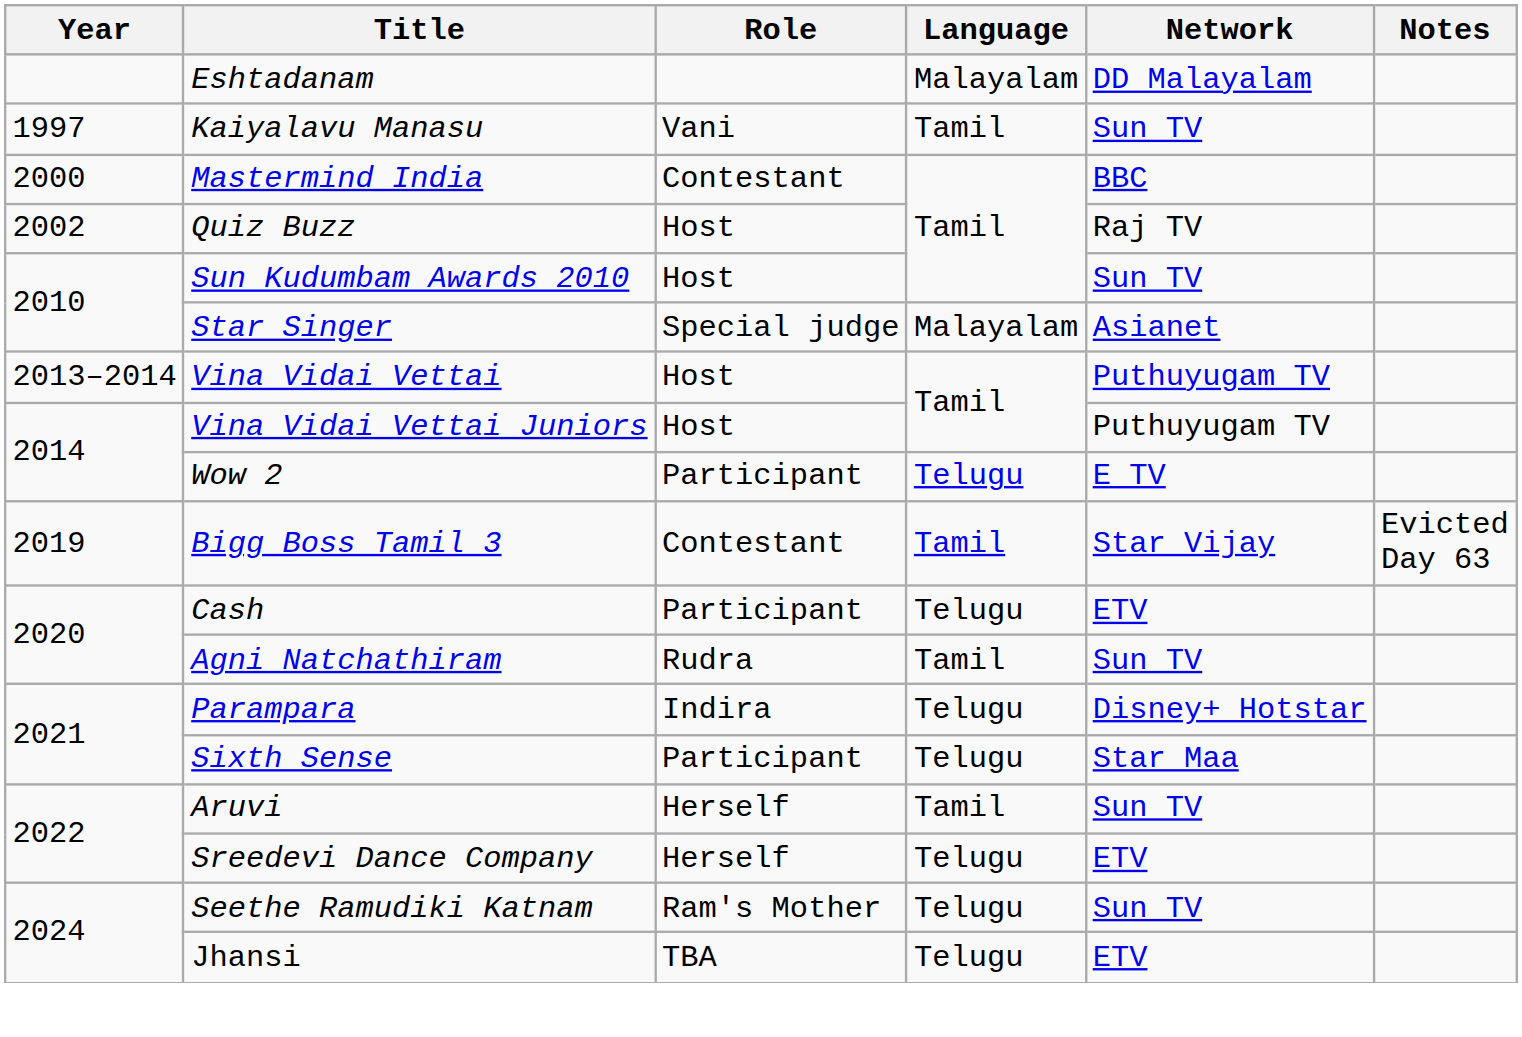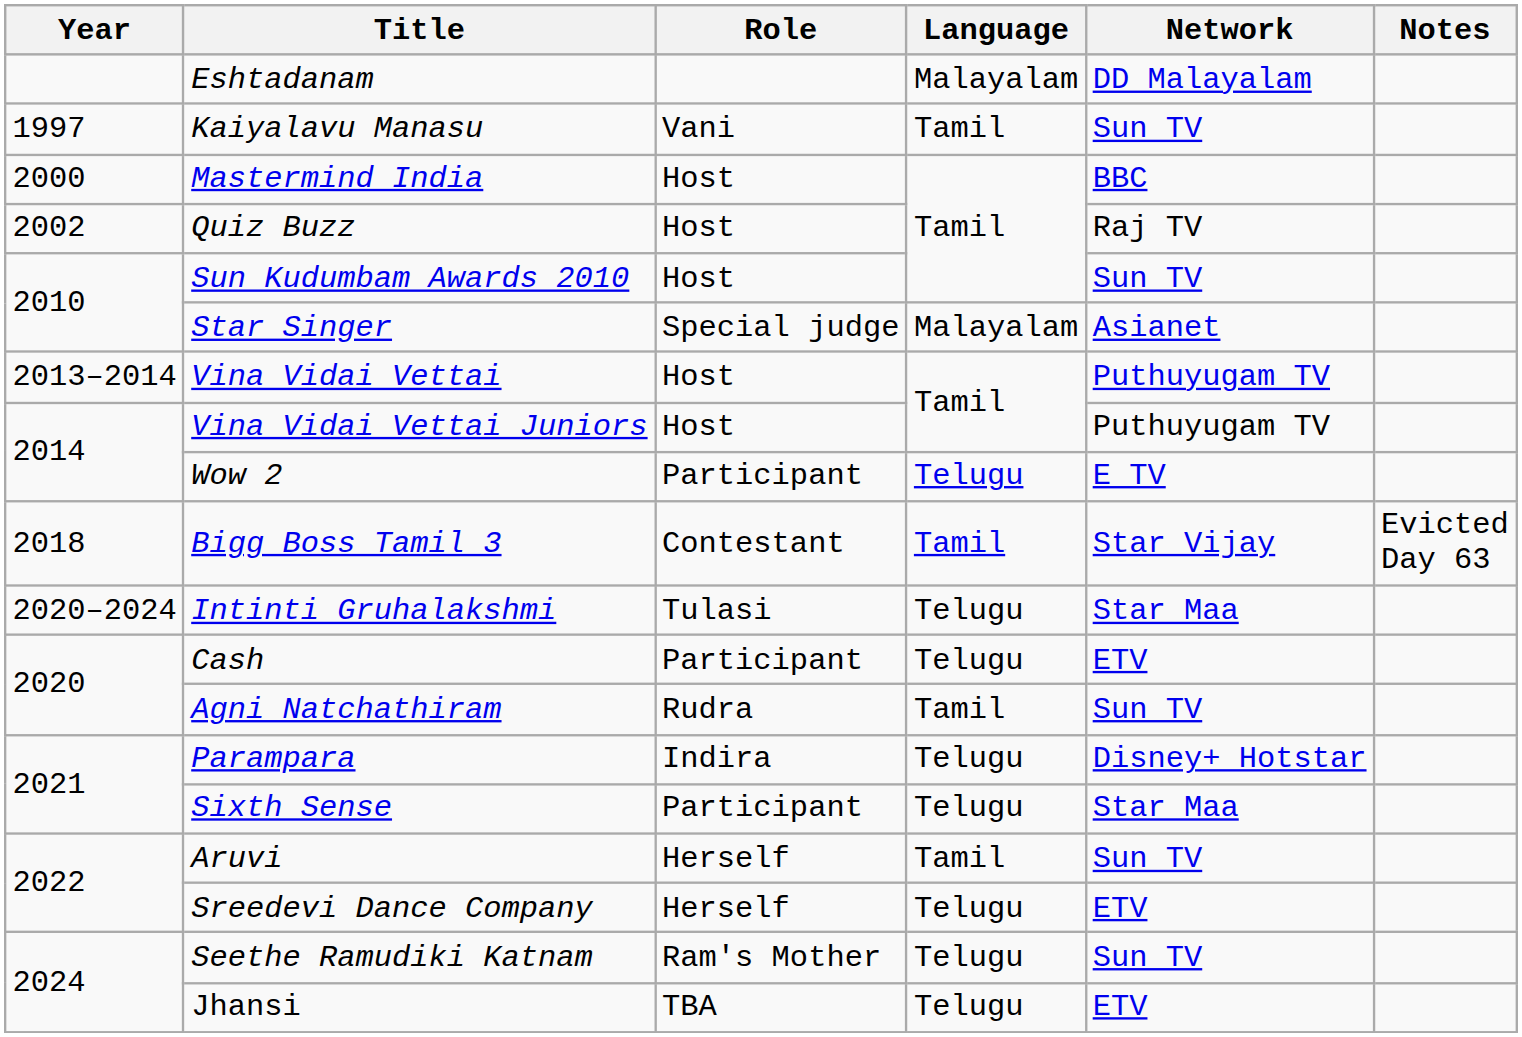(753, 179) Contestant -> (699, 179) Host
(49, 543) 2019 -> (49, 543) 2018
+ row: (374, 610)
